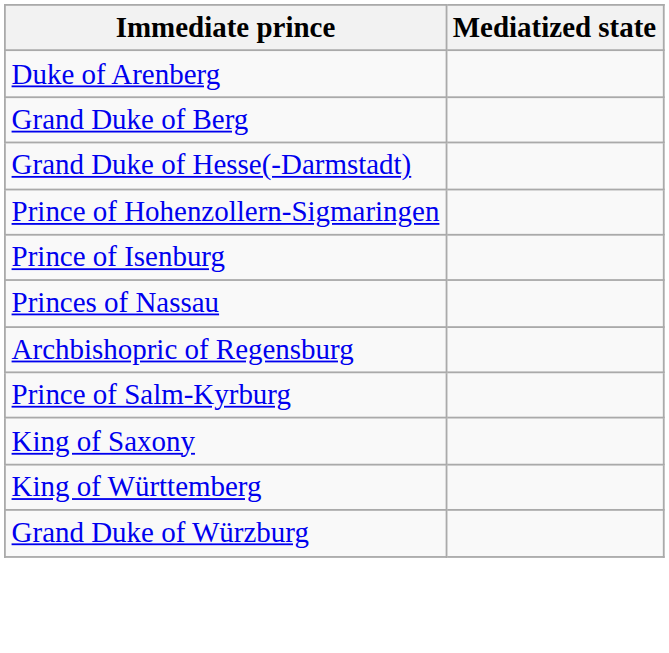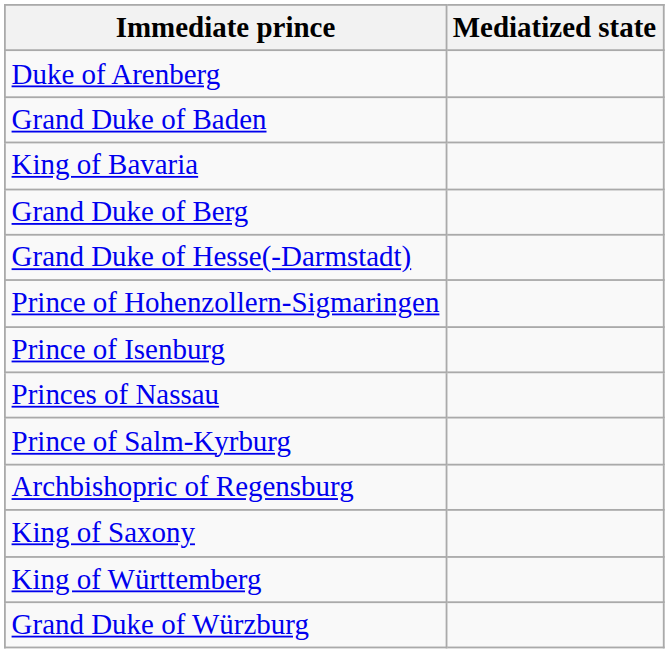+ row: (139, 119)
+ row: (105, 165)
rows swapped: (183, 348) <-> (151, 394)
